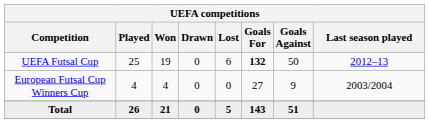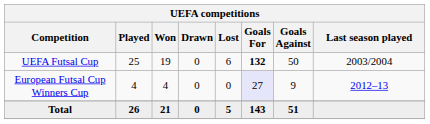(369, 61) 2012–13 -> (369, 61) 2003/2004
(257, 86) no background -> (257, 86) lavender background
(369, 86) 2003/2004 -> (369, 86) 2012–13
